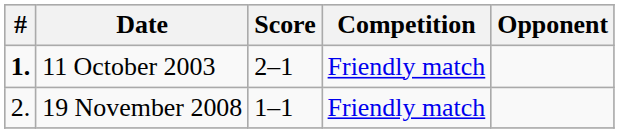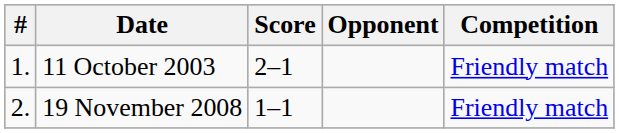columns swapped: (553, 25) <-> (406, 25)
(21, 66) bold -> (21, 66) normal
